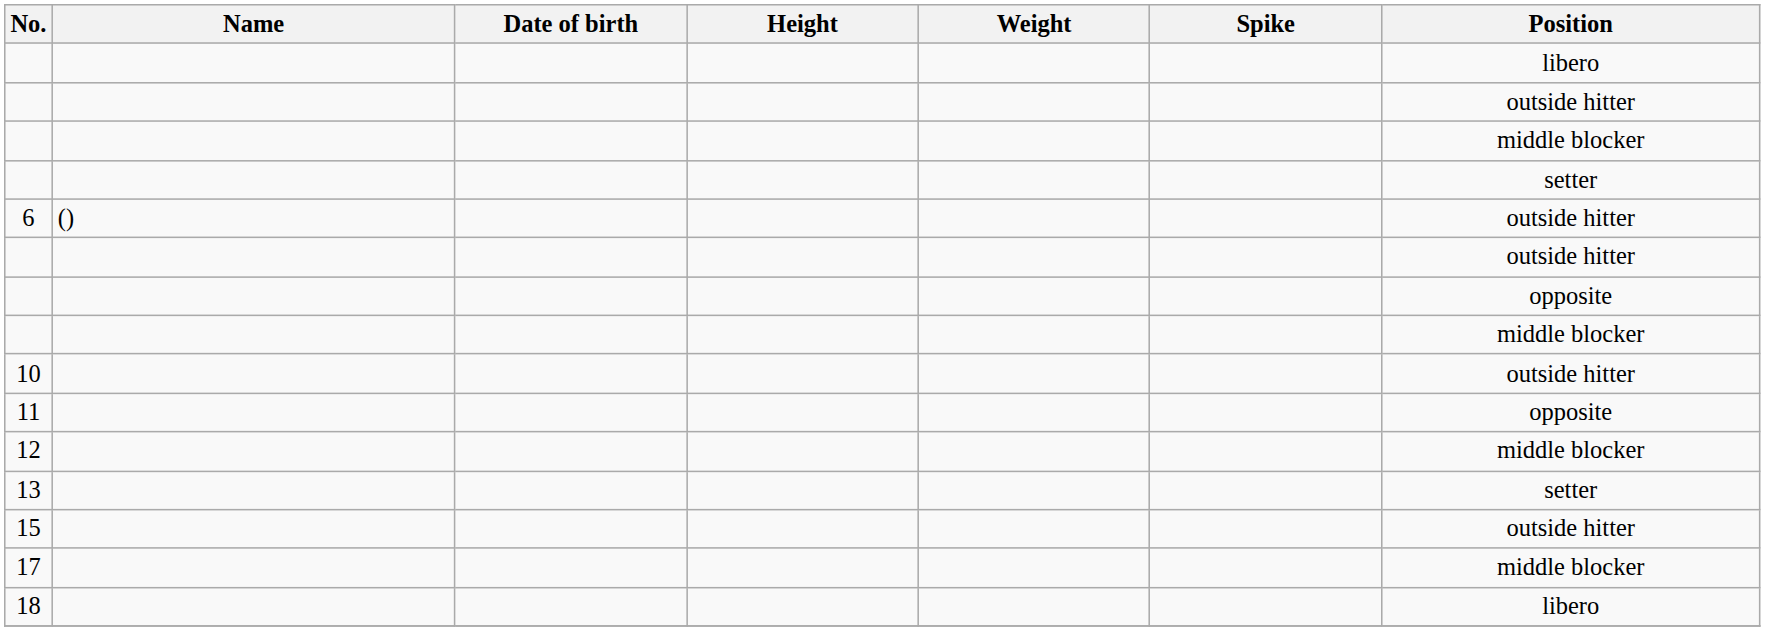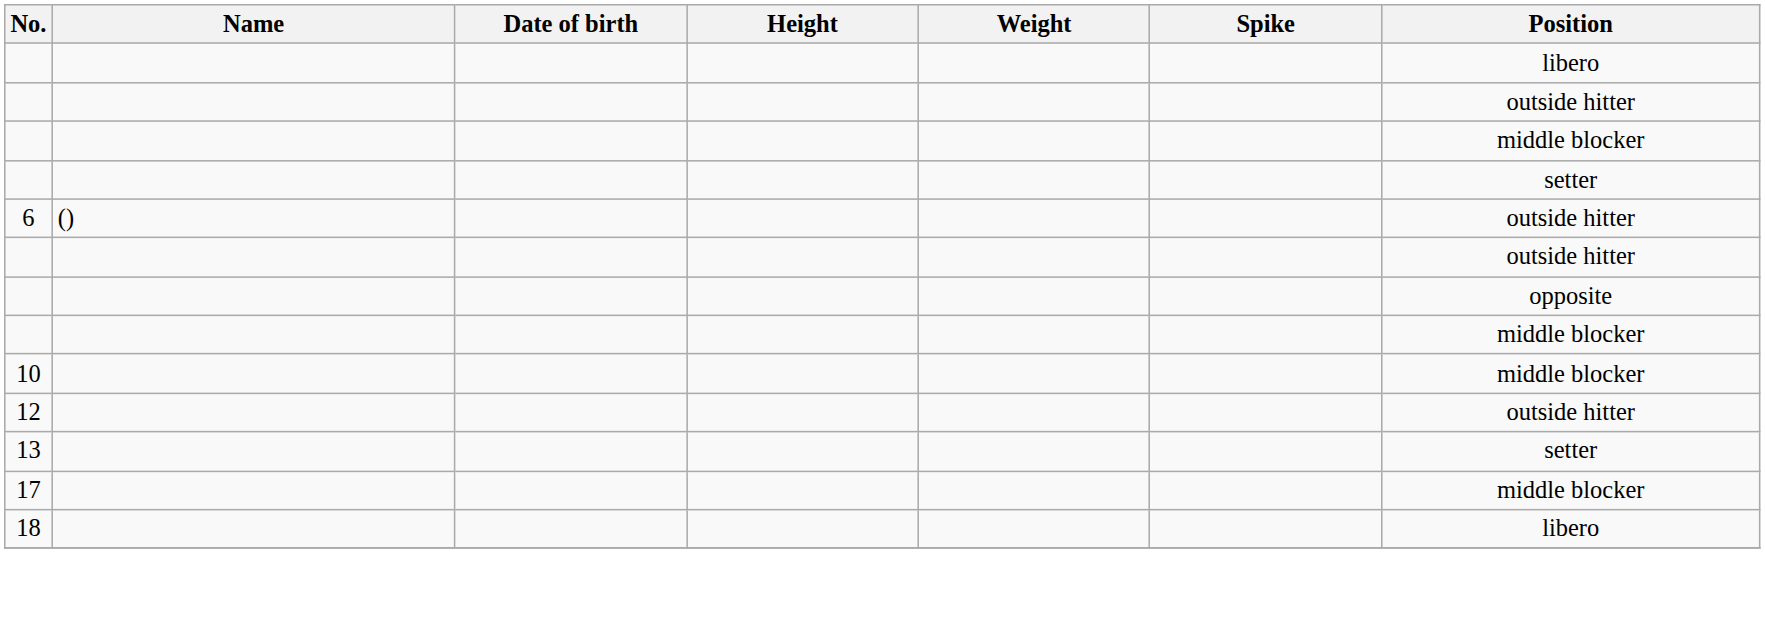(1571, 373) outside hitter -> (1571, 373) middle blocker
- row: (28, 412)
(1571, 450) middle blocker -> (1571, 412) outside hitter
- row: (28, 528)
